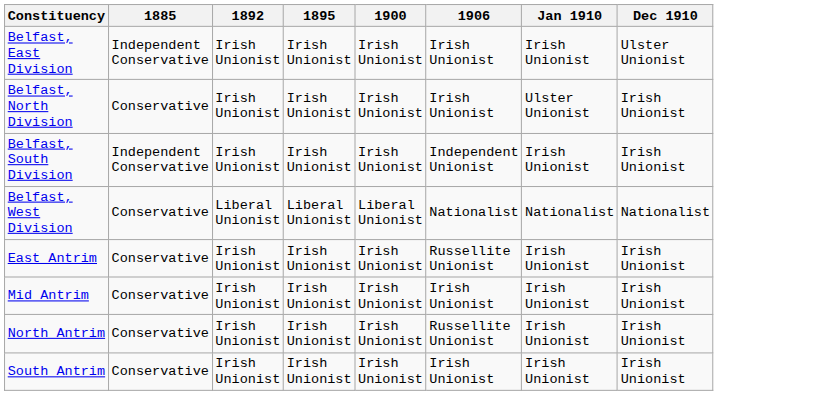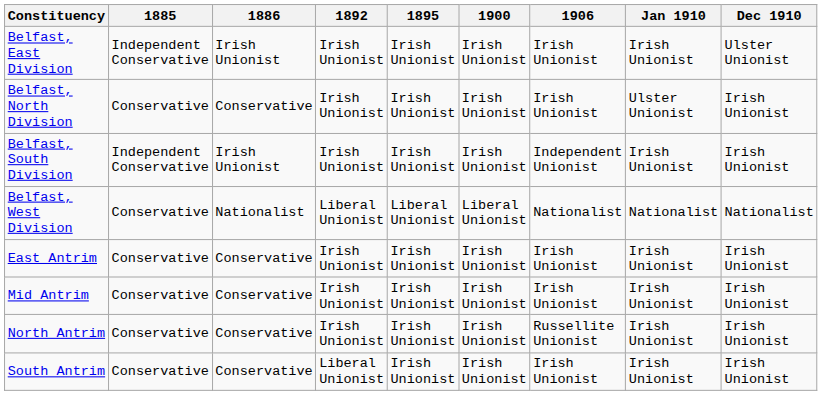+ column: (264, 16)
(470, 258) Russellite Unionist -> (566, 258) Irish Unionist
(248, 371) Irish Unionist -> (352, 371) Liberal Unionist
